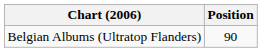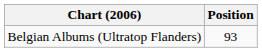(231, 36) 90 -> (231, 36) 93
